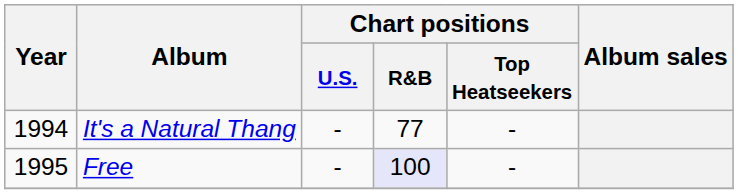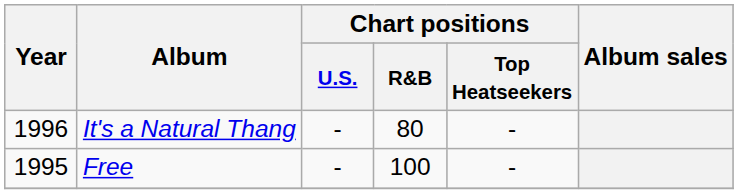(41, 129) 1994 -> (41, 129) 1996
(410, 129) 77 -> (410, 129) 80
(410, 167) lavender background -> (410, 167) no background
